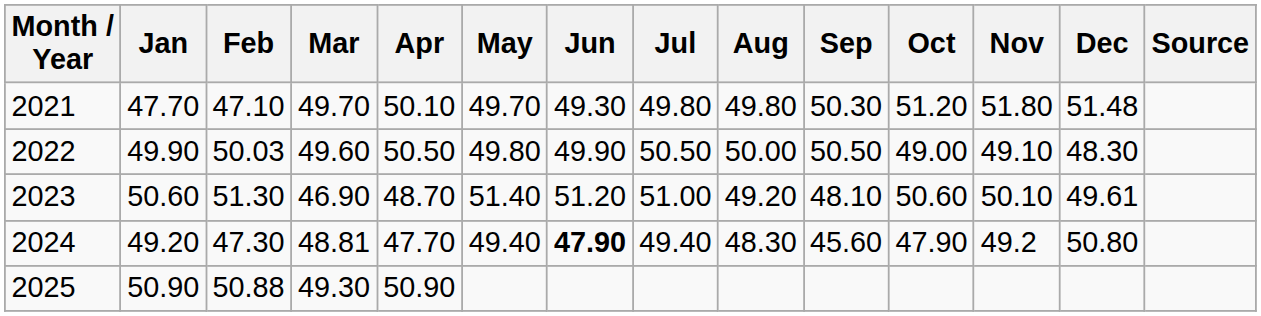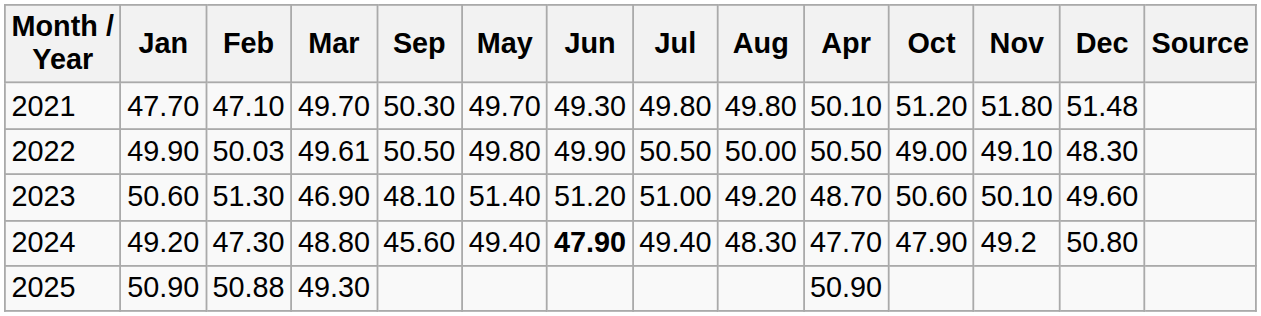columns swapped: (419, 43) <-> (846, 43)
(334, 151) 49.60 -> (334, 151) 49.61
(1102, 196) 49.61 -> (1102, 196) 49.60
(334, 242) 48.81 -> (334, 242) 48.80
